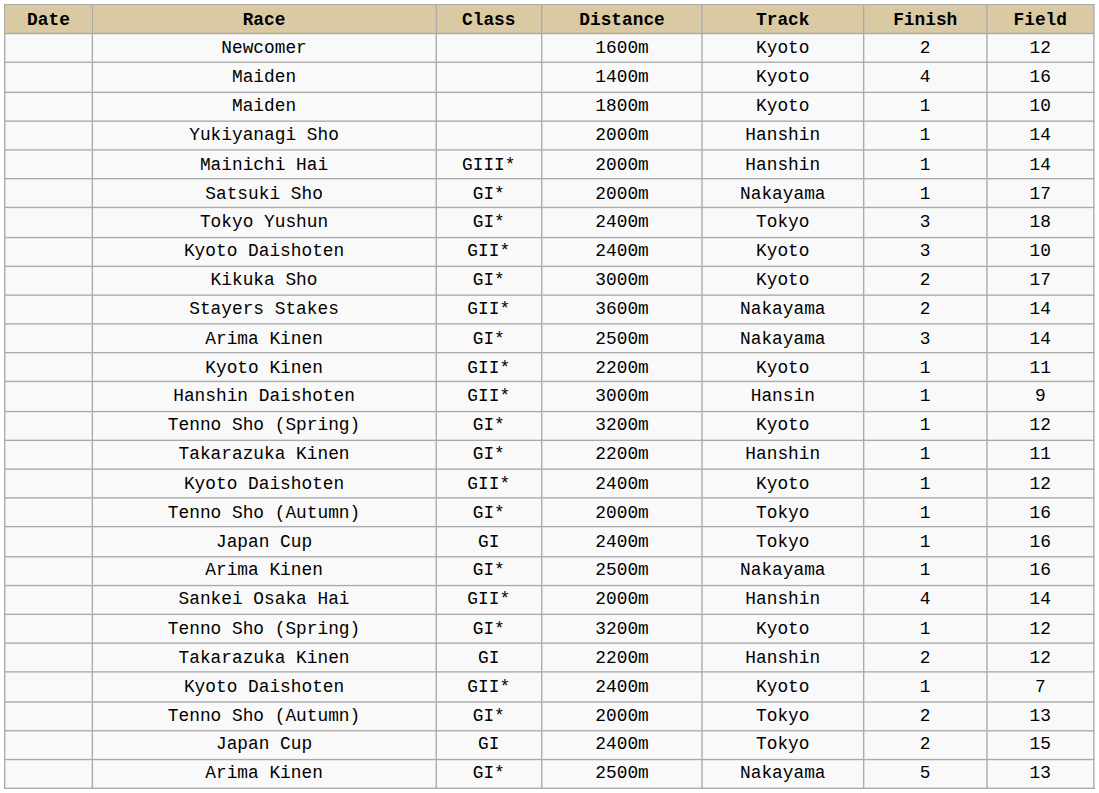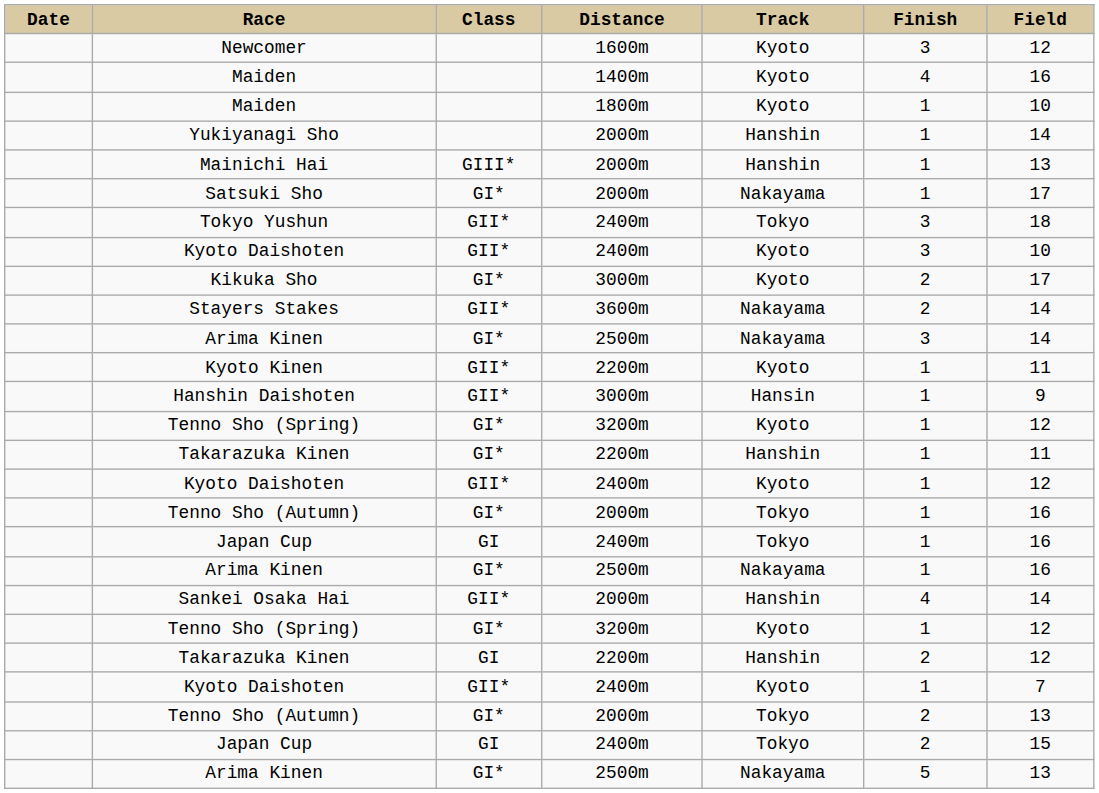(925, 48) 2 -> (925, 48) 3
(1040, 164) 14 -> (1040, 164) 13
(489, 222) GI* -> (489, 222) GII*
